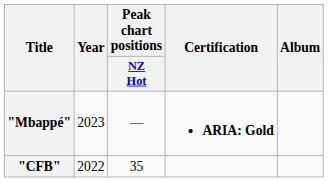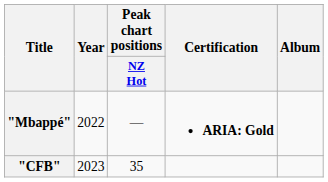(91, 123) 2023 -> (91, 123) 2022
(91, 166) 2022 -> (91, 166) 2023
